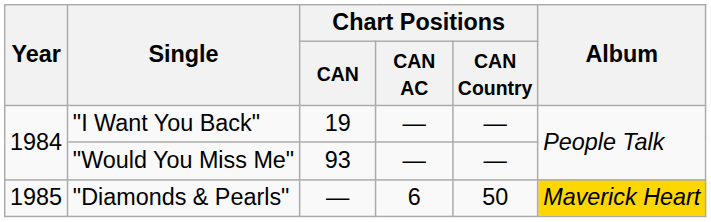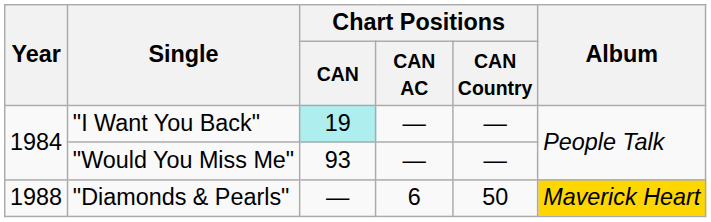(338, 123) no background -> (338, 123) paleturquoise background
(36, 197) 1985 -> (36, 197) 1988
